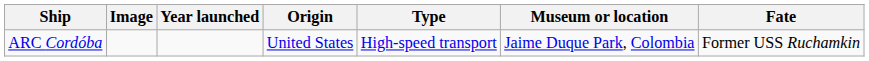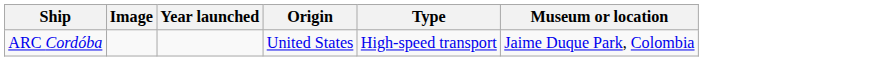- column: (781, 17)
